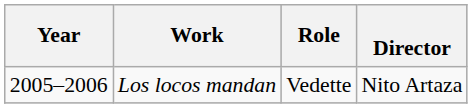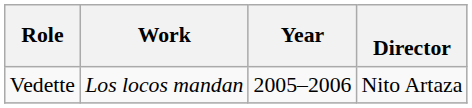columns swapped: (59, 35) <-> (319, 35)
